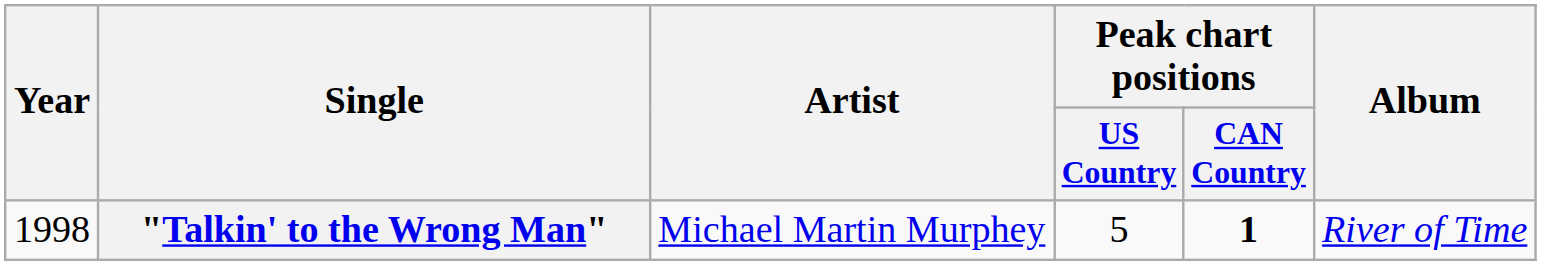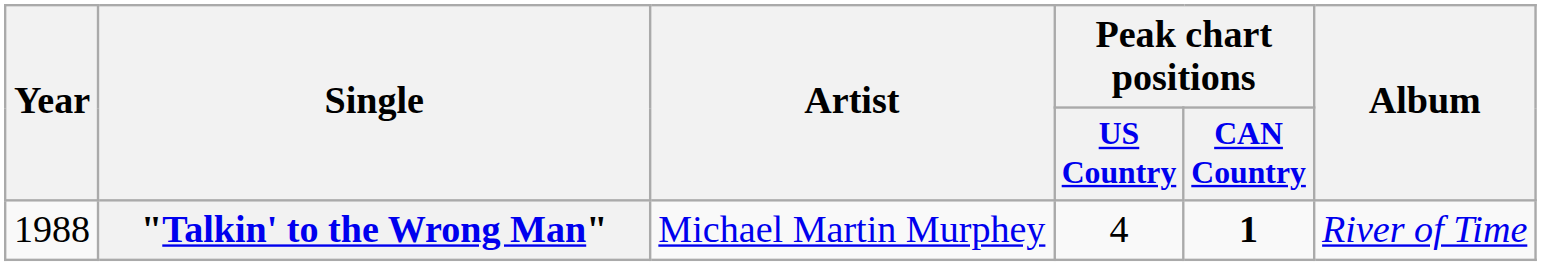(52, 229) 1998 -> (52, 229) 1988
(1119, 229) 5 -> (1119, 229) 4
